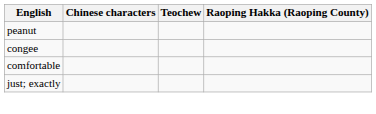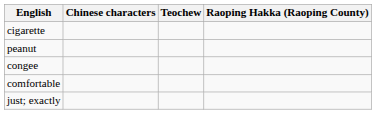+ row: (26, 30)
